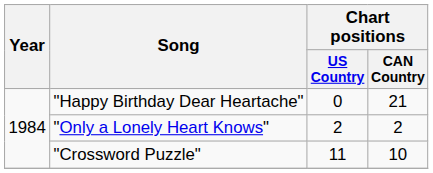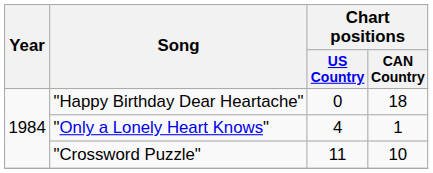(398, 101) 21 -> (398, 101) 18
(338, 128) 2 -> (338, 128) 4
(398, 128) 2 -> (398, 128) 1
